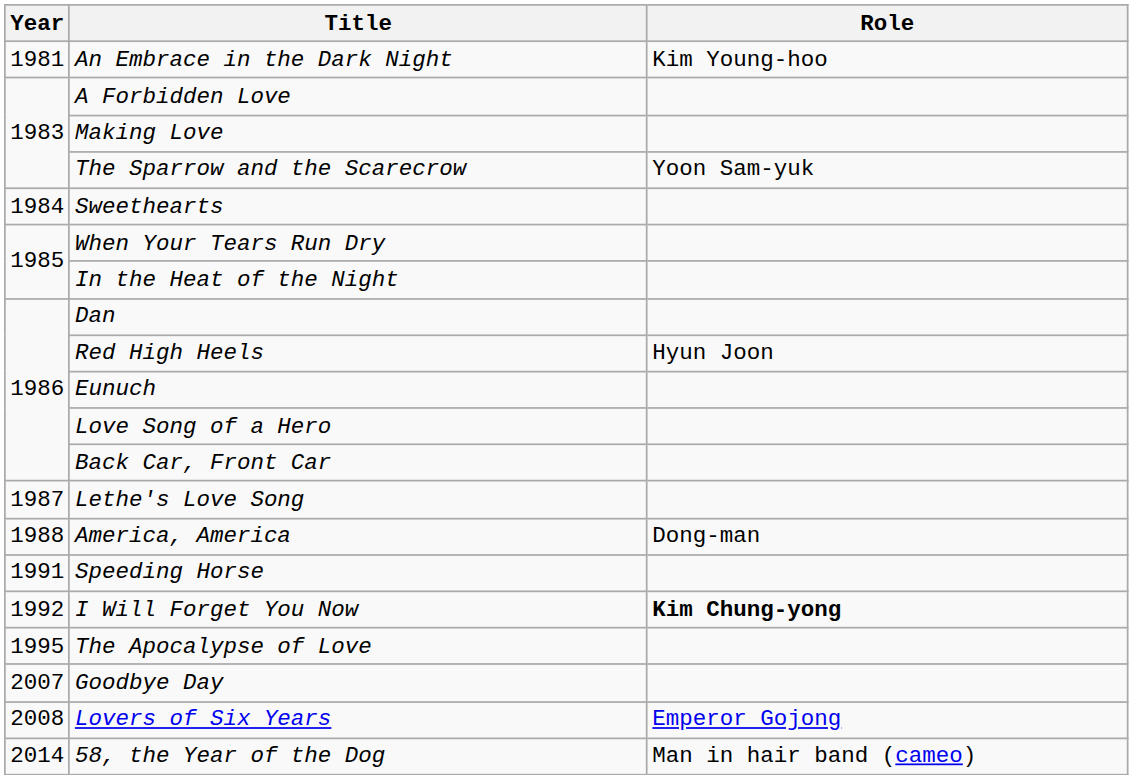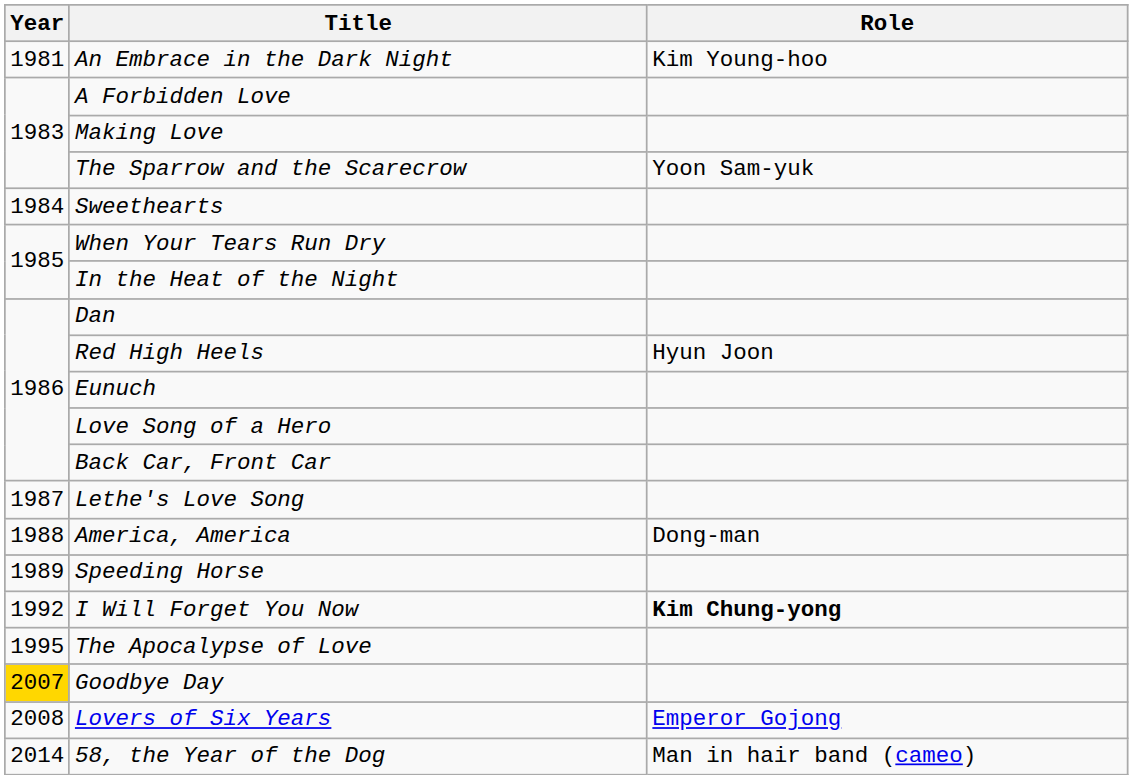(37, 573) 1991 -> (37, 573) 1989
(37, 683) no background -> (37, 683) gold background
